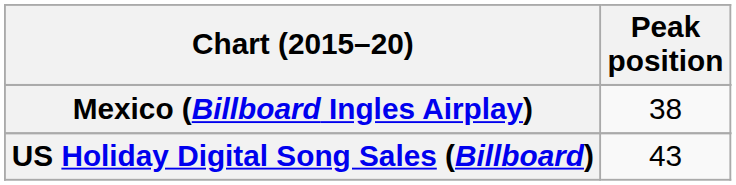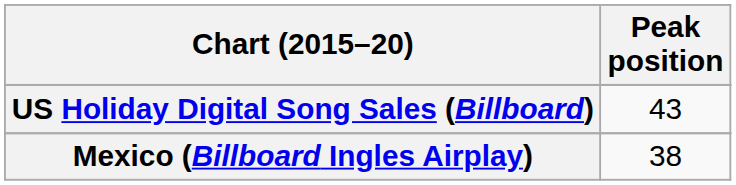rows swapped: (303, 108) <-> (303, 155)
